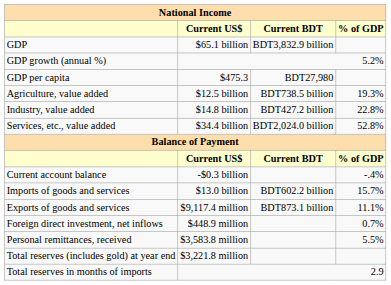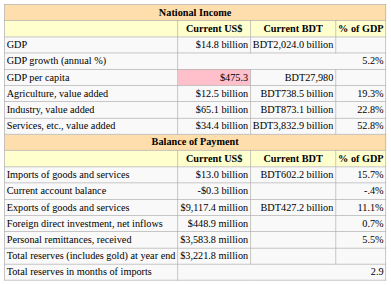(222, 45) $65.1 billion -> (222, 45) $14.8 billion
(293, 45) BDT3,832.9 billion -> (293, 45) BDT2,024.0 billion
(234, 77) no background -> (234, 77) pink background
(222, 110) $14.8 billion -> (222, 110) $65.1 billion
(297, 110) BDT427.2 billion -> (297, 110) BDT873.1 billion
(293, 126) BDT2,024.0 billion -> (293, 126) BDT3,832.9 billion
rows swapped: (56, 175) <-> (68, 191)
(297, 207) BDT873.1 billion -> (297, 207) BDT427.2 billion
